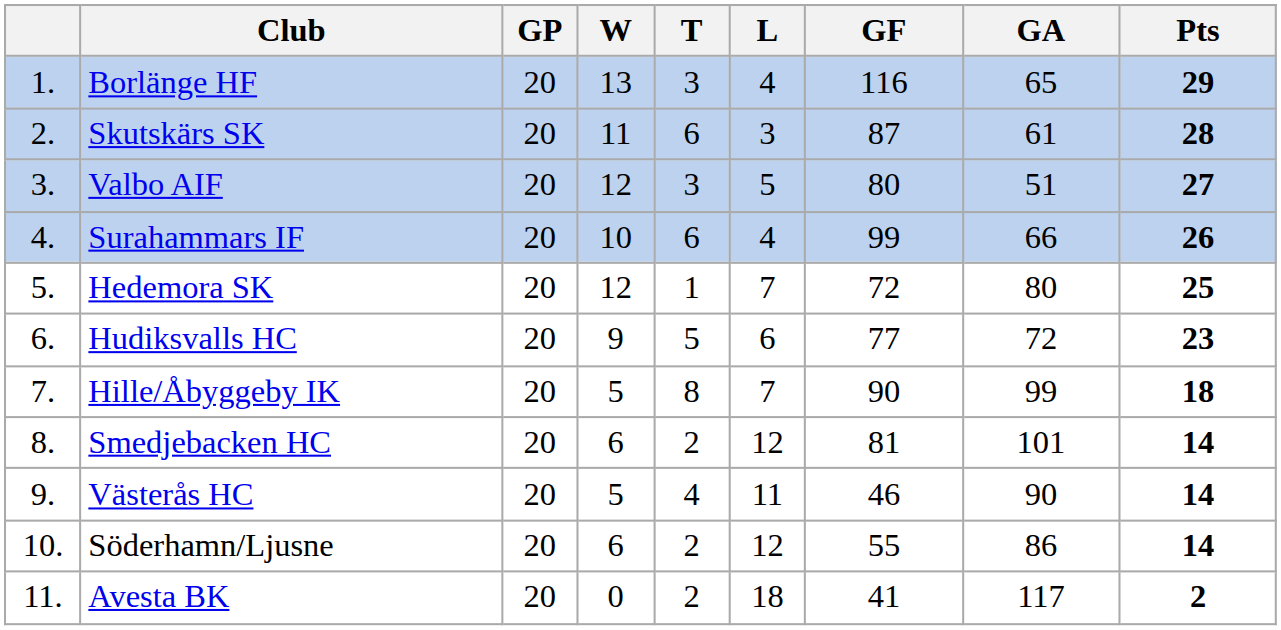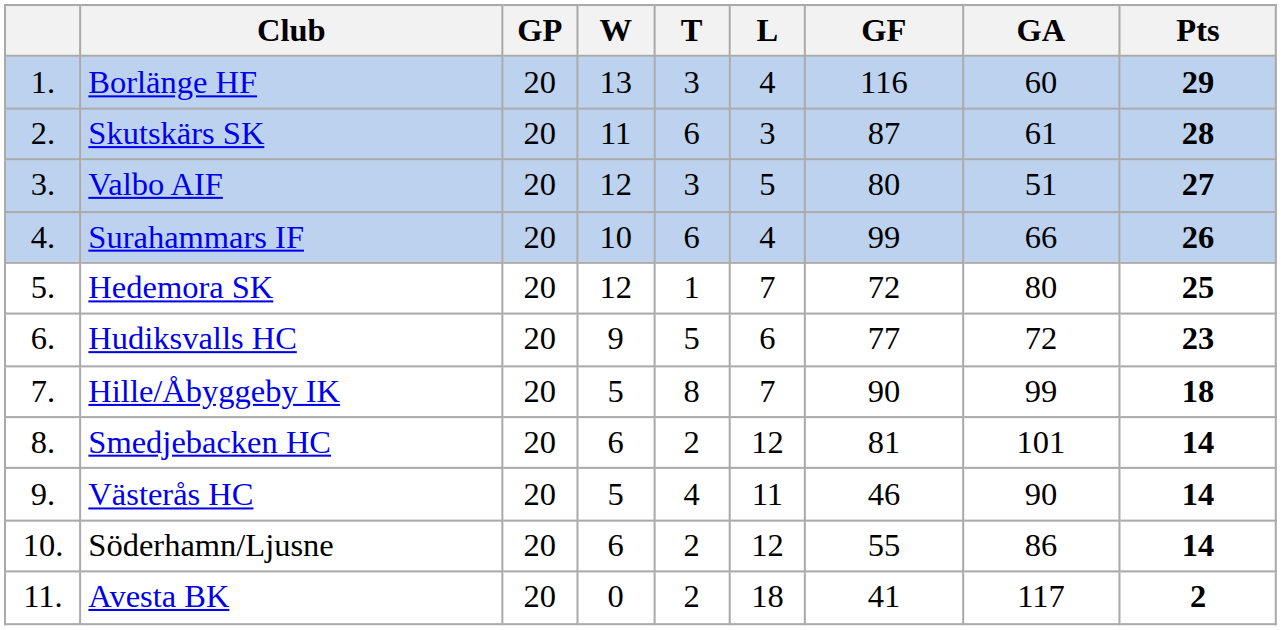(1041, 81) 65 -> (1041, 81) 60
